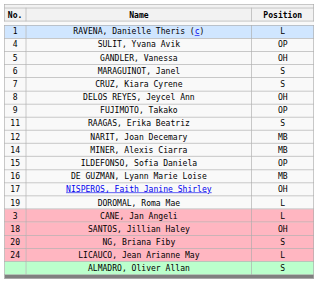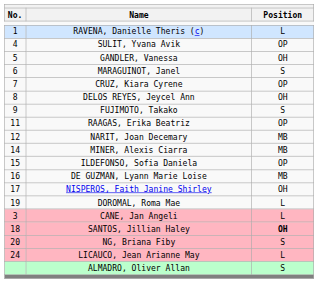(283, 84) S -> (283, 84) OP
(283, 111) OP -> (283, 111) S
(283, 124) S -> (283, 124) OP
(283, 229) normal -> (283, 229) bold
